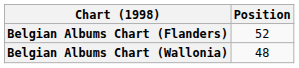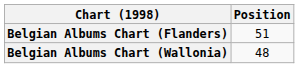(262, 33) 52 -> (262, 33) 51
